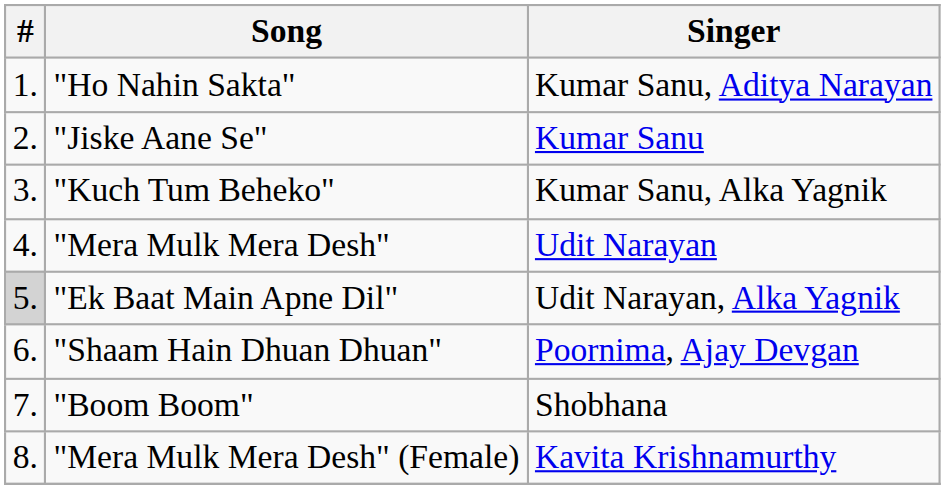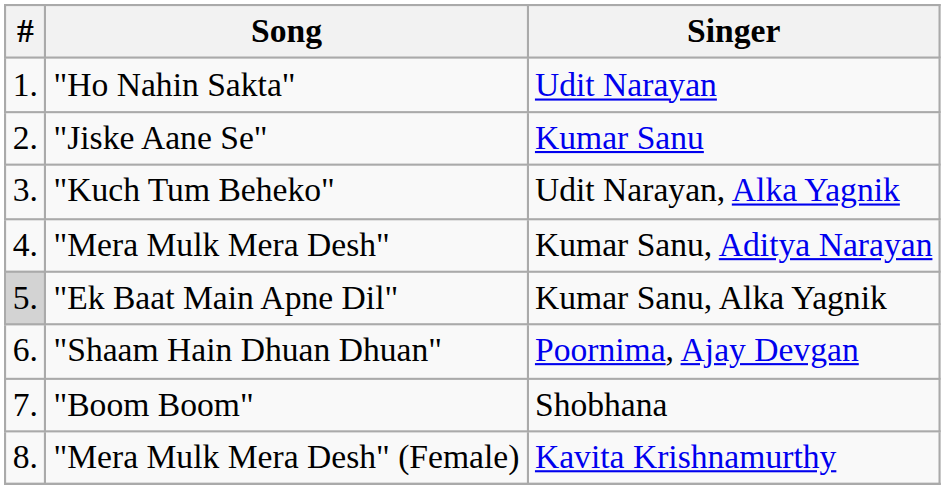(734, 84) Kumar Sanu, Aditya Narayan -> (626, 84) Udit Narayan
(711, 191) Kumar Sanu, Alka Yagnik -> (717, 191) Udit Narayan, Alka Yagnik
(626, 244) Udit Narayan -> (734, 244) Kumar Sanu, Aditya Narayan
(717, 297) Udit Narayan, Alka Yagnik -> (711, 297) Kumar Sanu, Alka Yagnik
